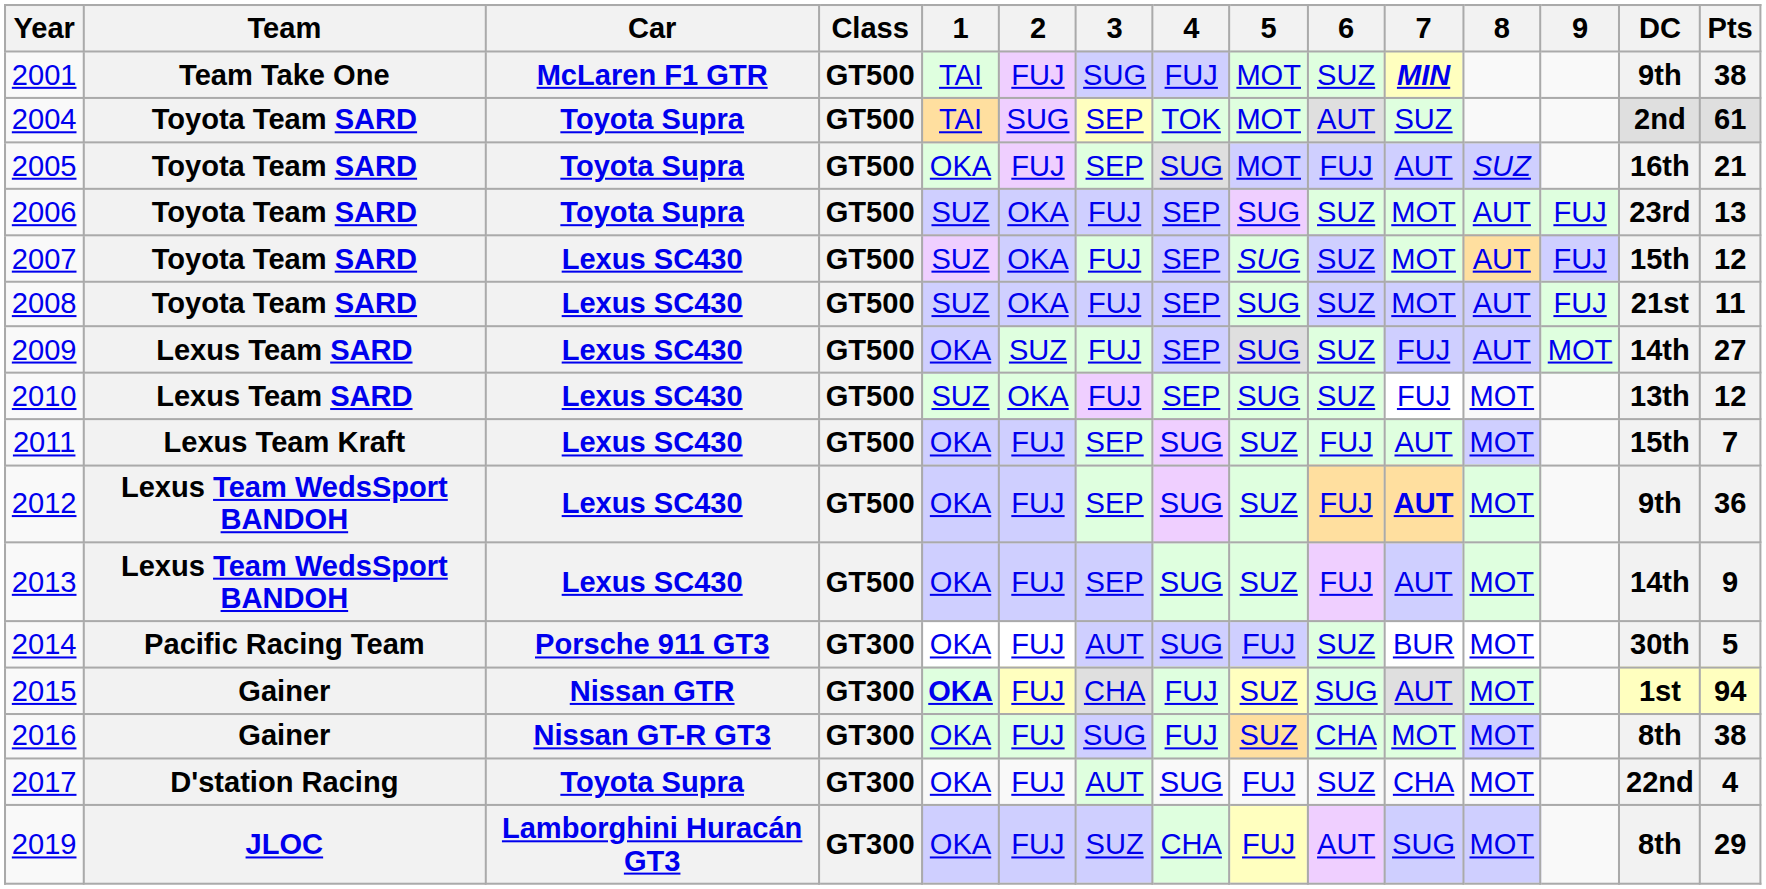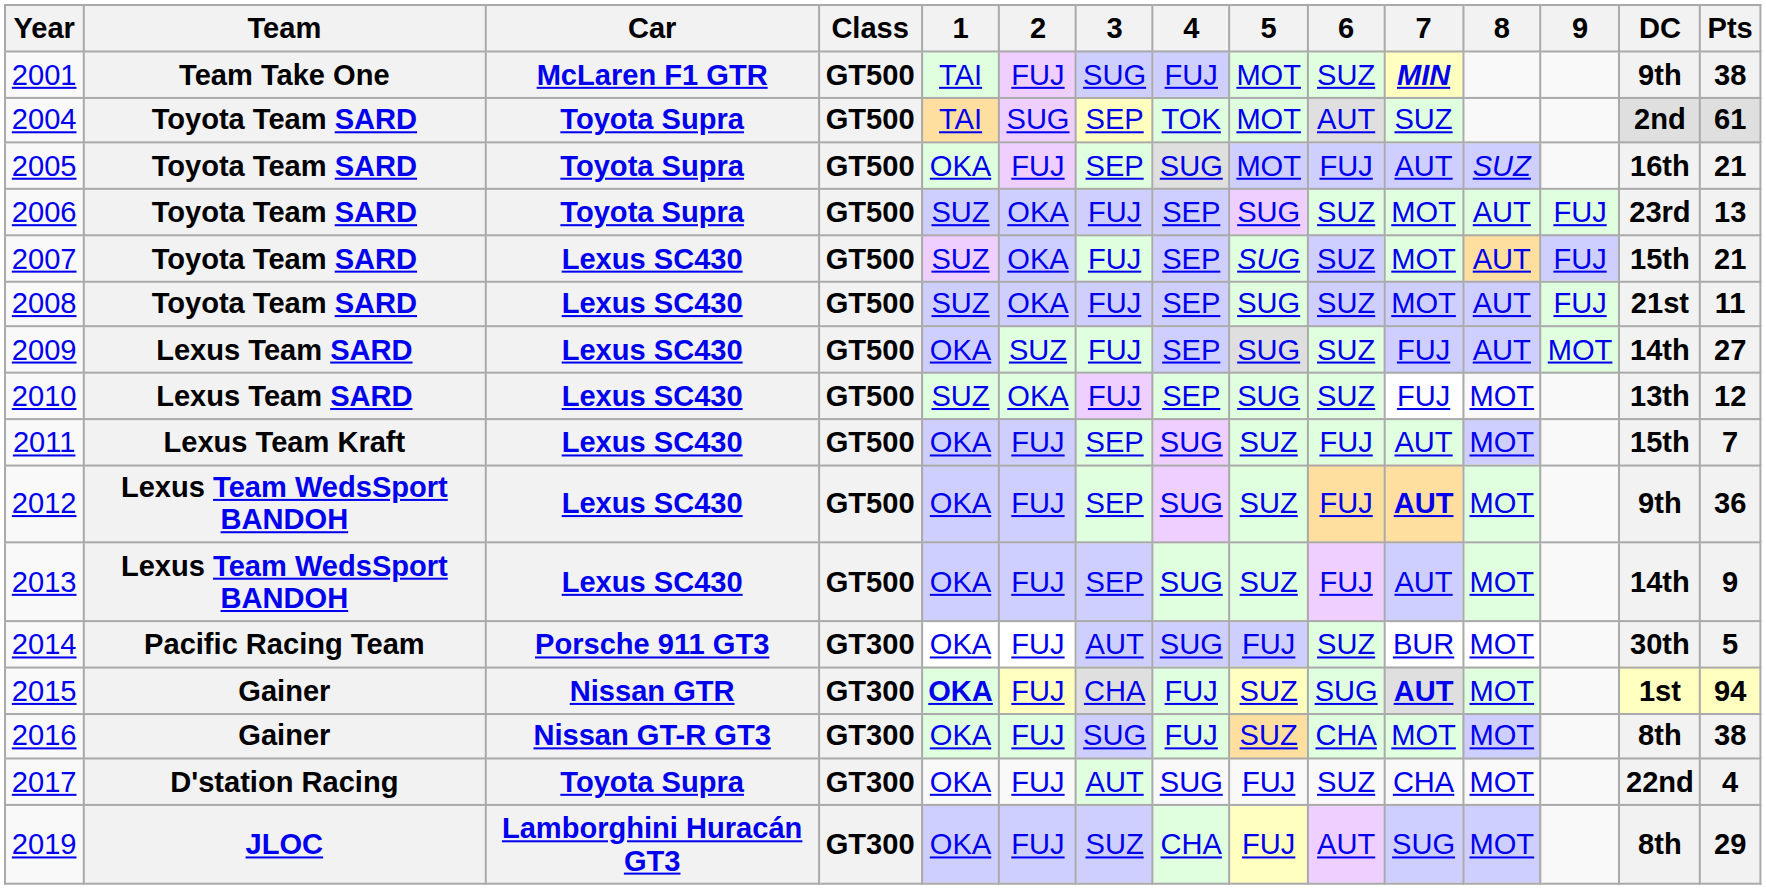(1730, 258) 12 -> (1730, 258) 21
(1424, 690) normal -> (1424, 690) bold
